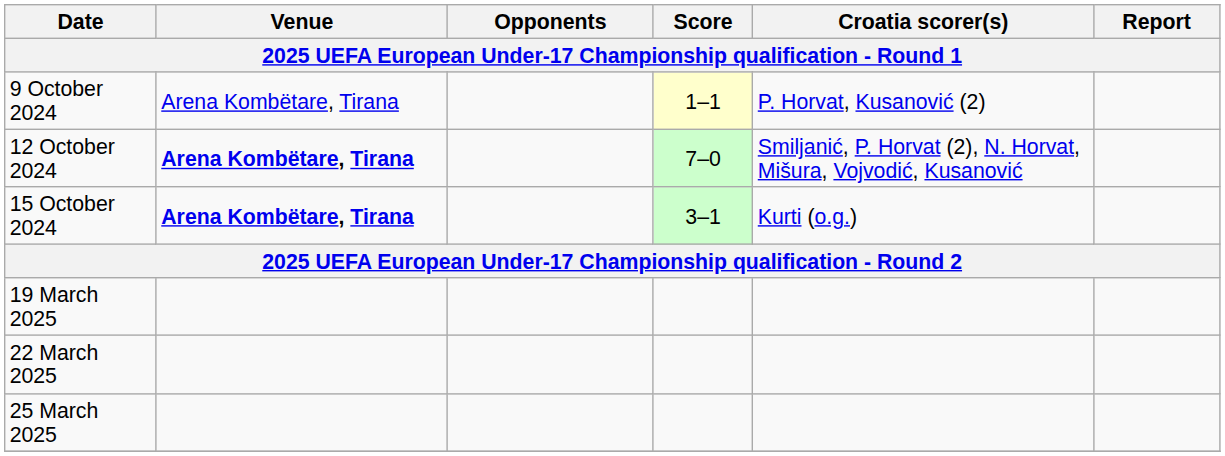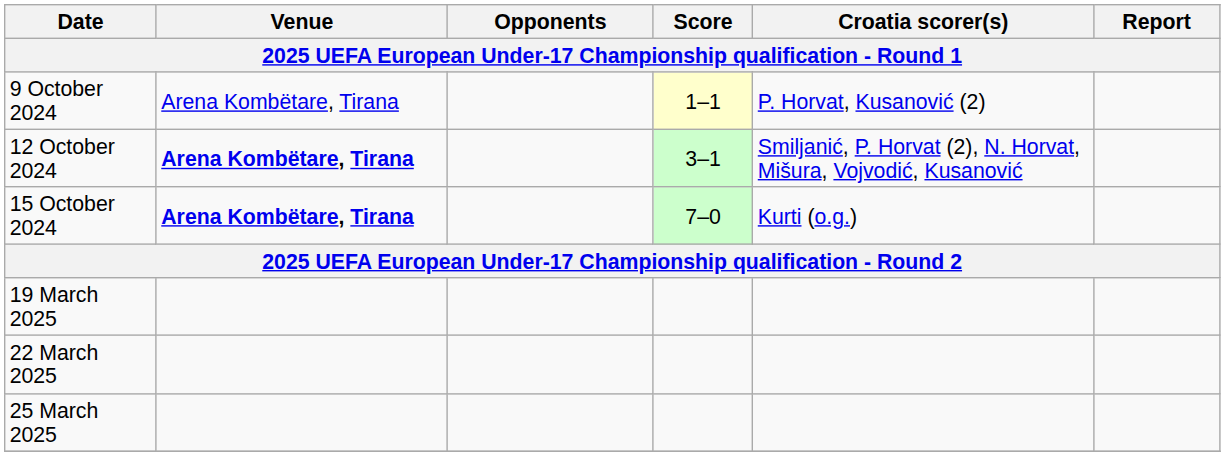(703, 158) 7–0 -> (703, 158) 3–1
(703, 216) 3–1 -> (703, 216) 7–0
